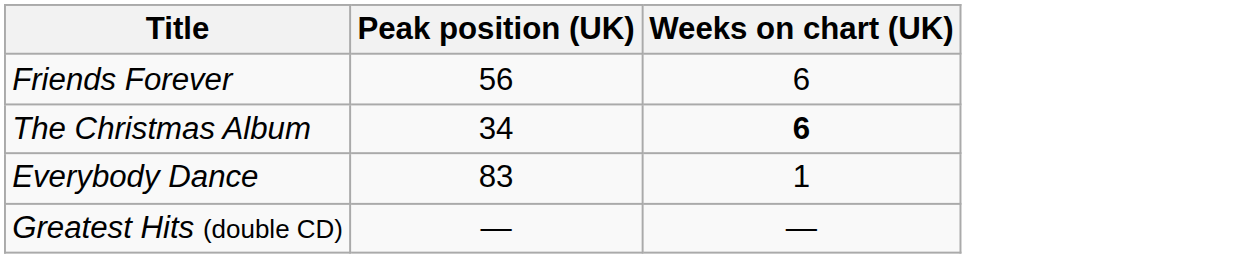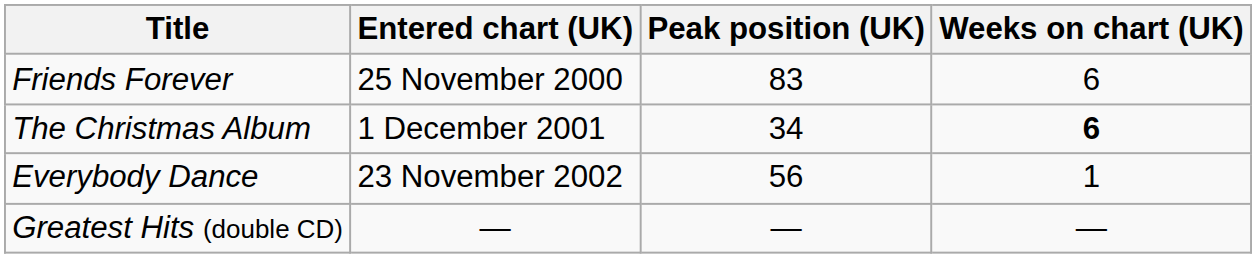+ column: (495, 29)
(496, 78) 56 -> (786, 78) 83
(496, 177) 83 -> (786, 177) 56
